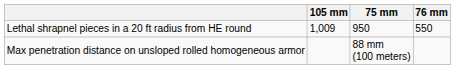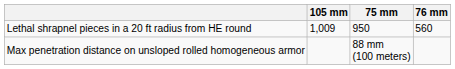(424, 28) 550 -> (424, 28) 560
